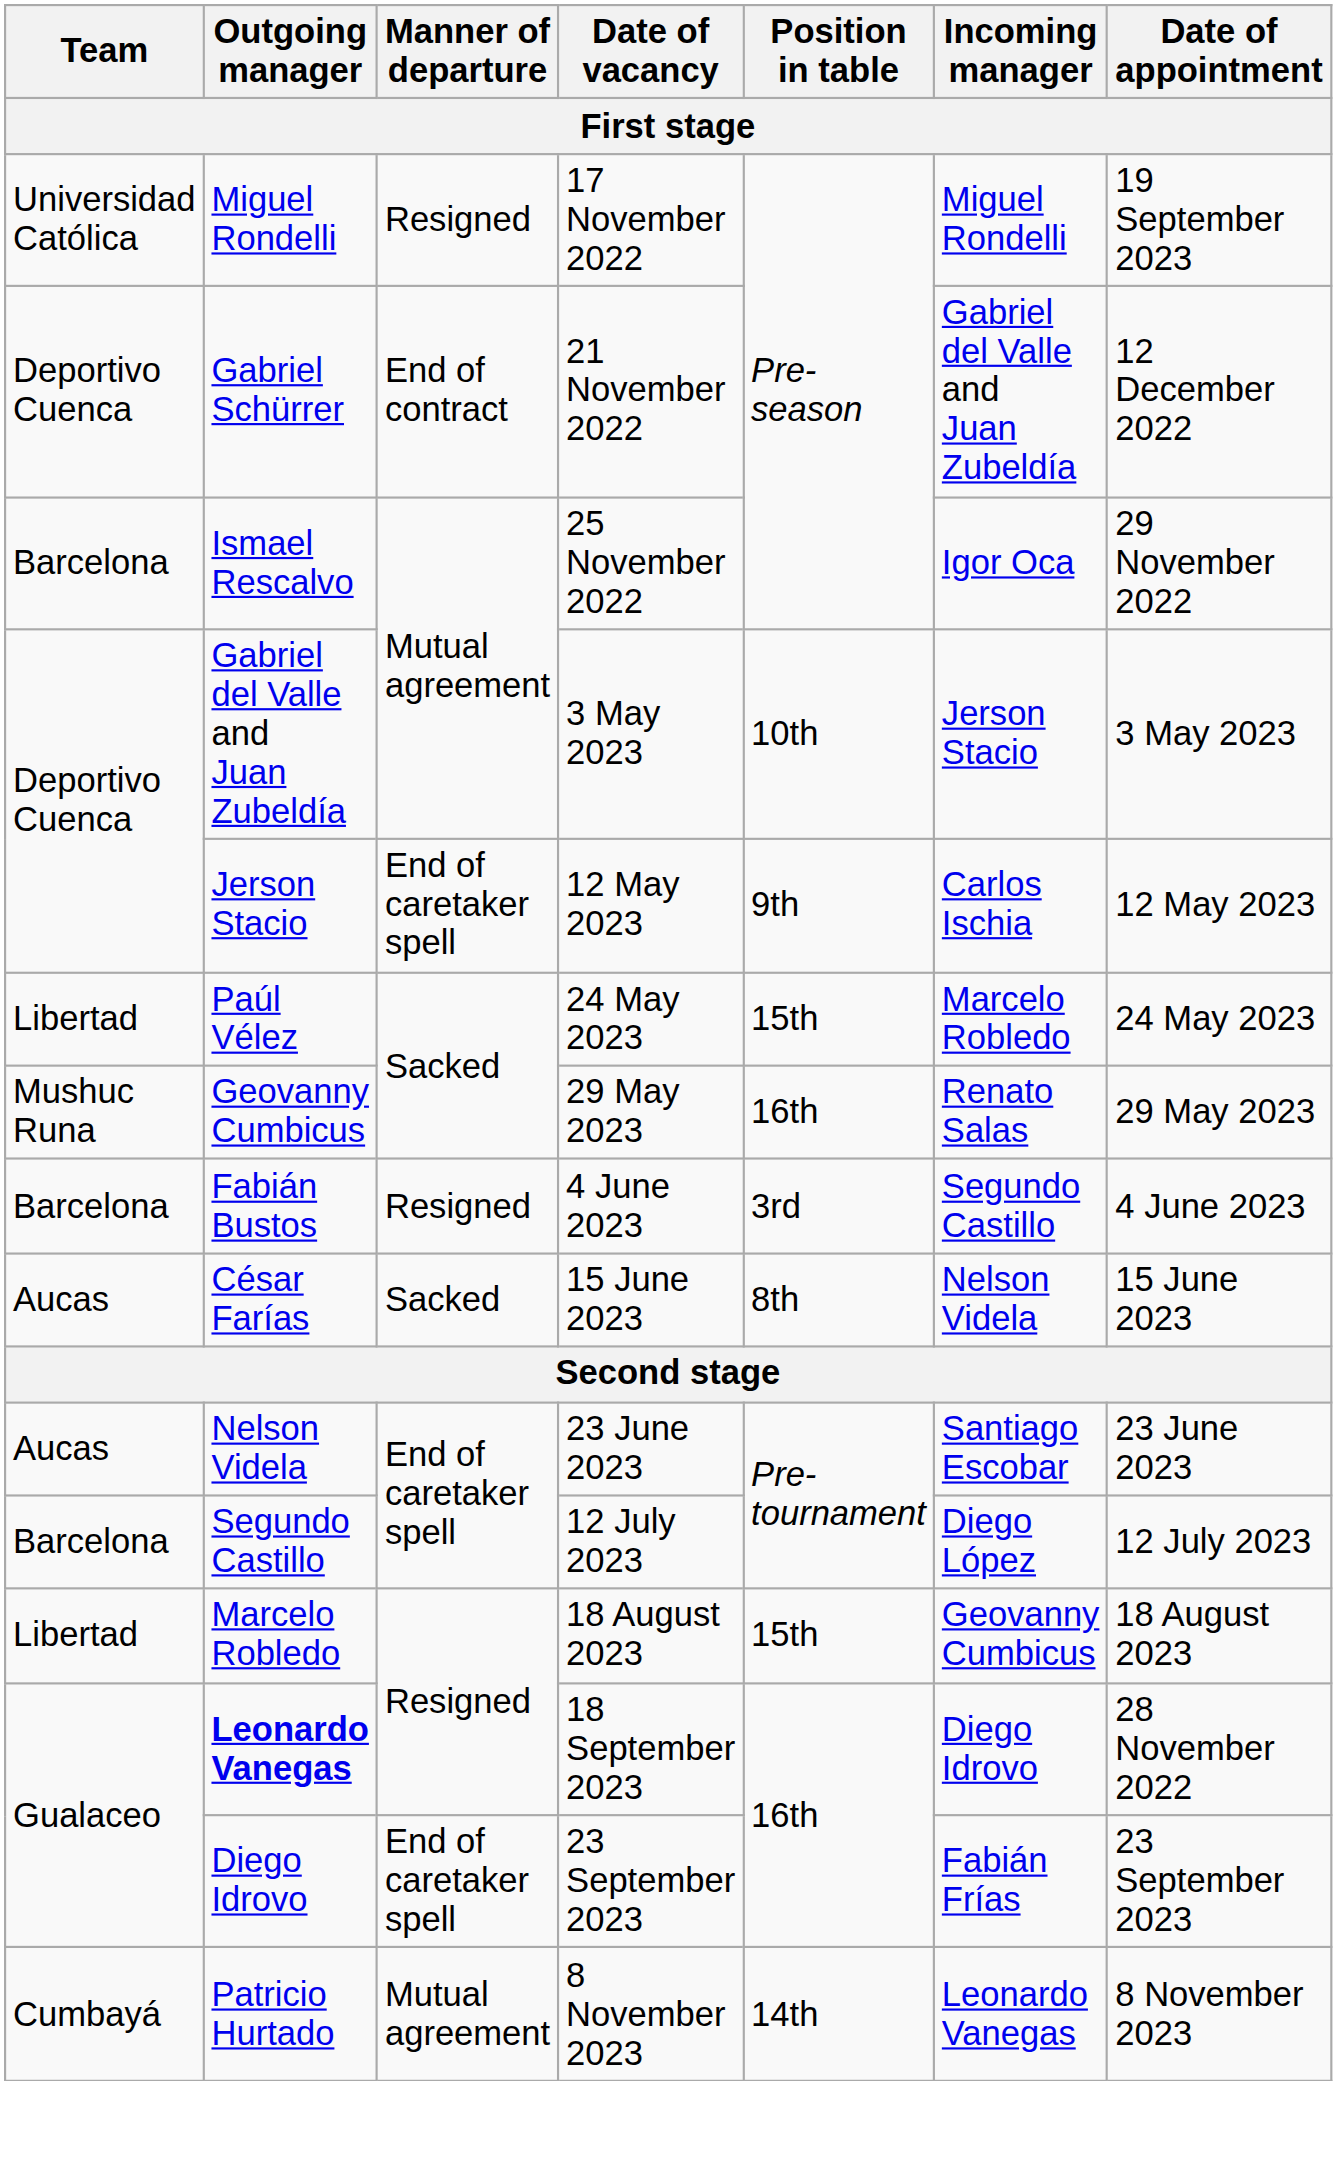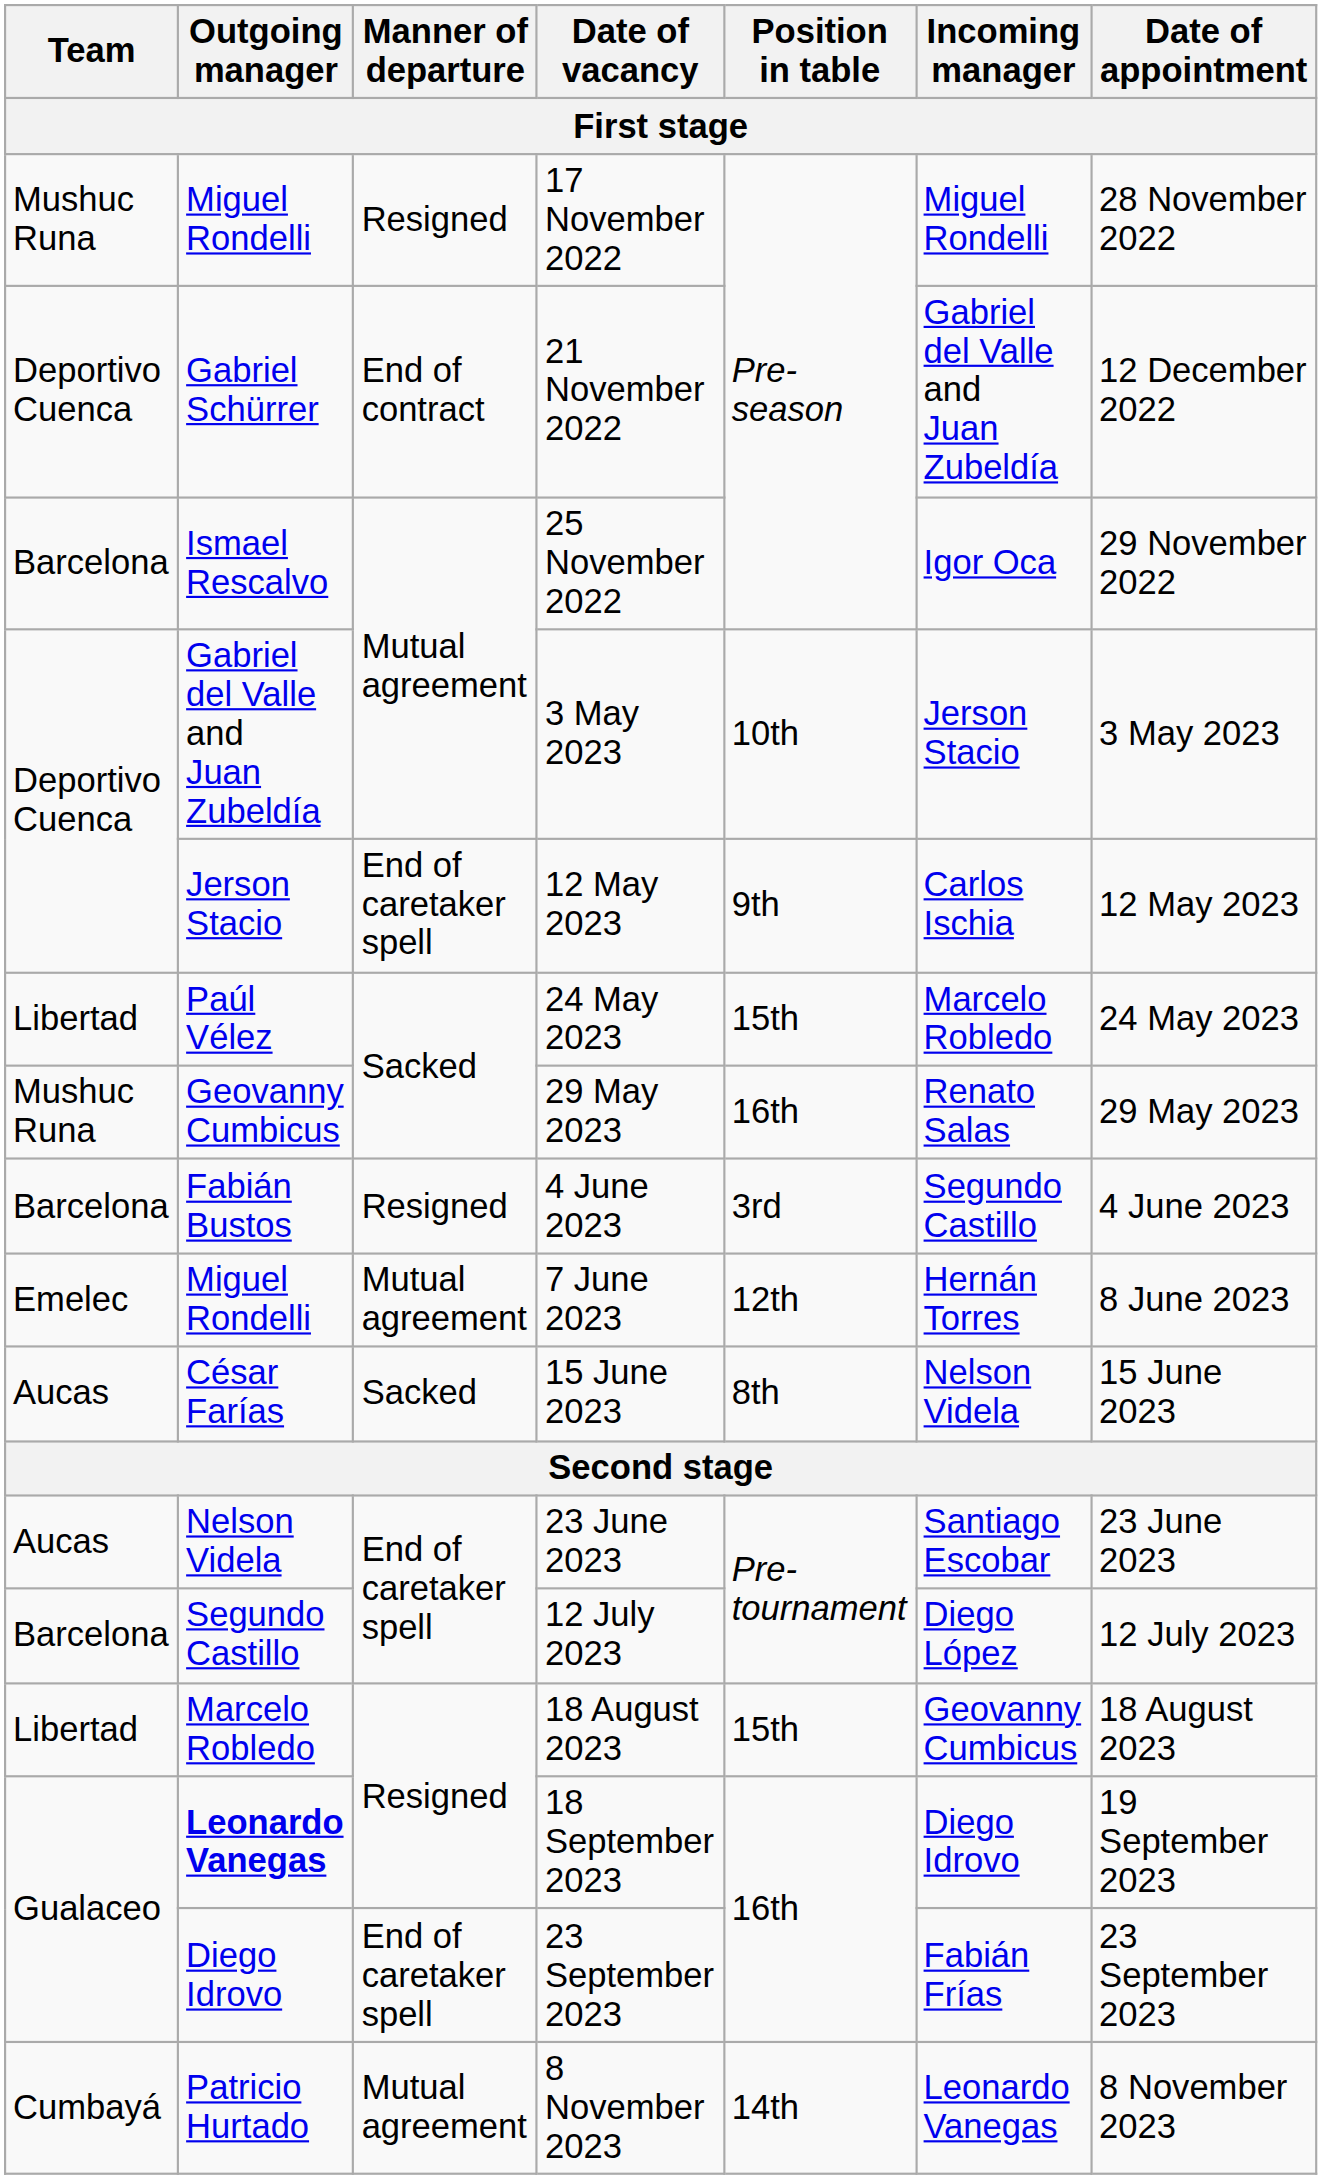(104, 219) Universidad Católica -> (74, 219) Mushuc Runa
(1200, 219) 19 September 2023 -> (1203, 219) 28 November 2022
+ row: (597, 1299)
(1195, 1748) 28 November 2022 -> (1184, 1841) 19 September 2023
